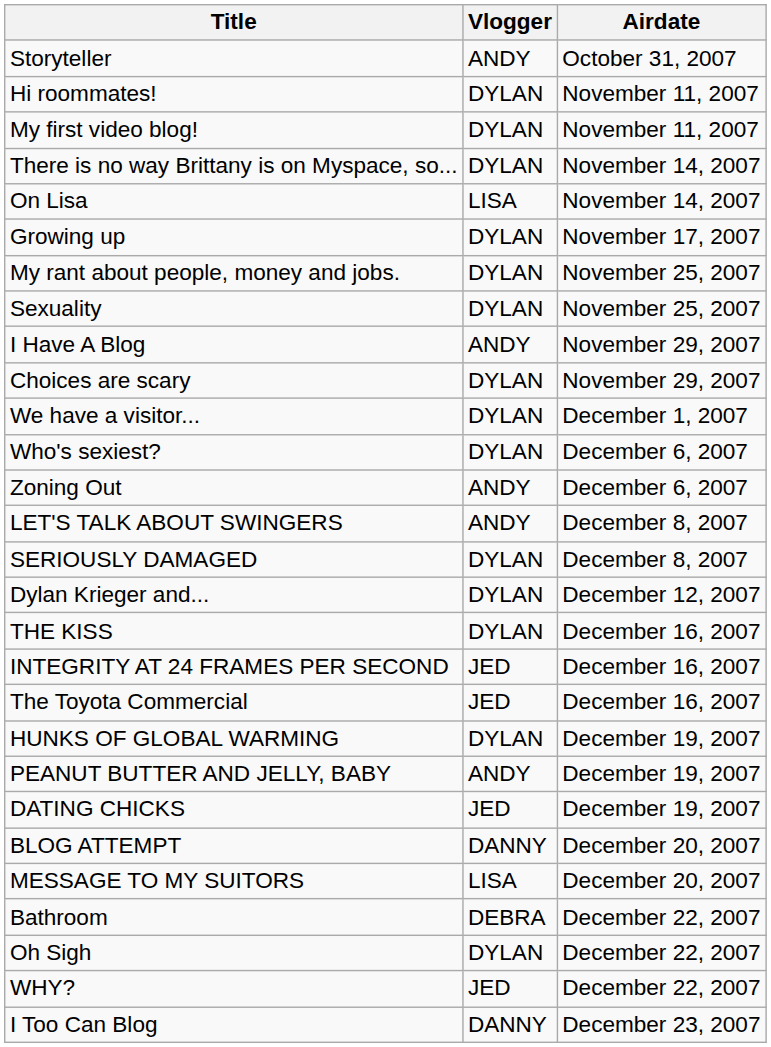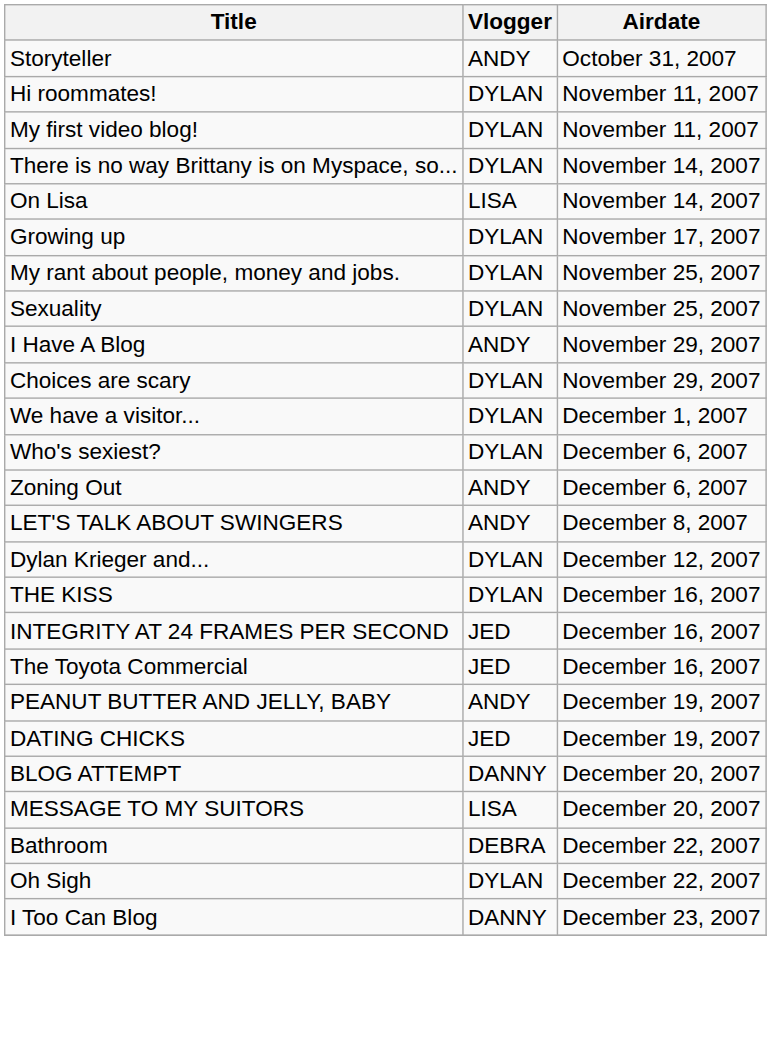- row: (134, 559)
- row: (175, 737)
- row: (42, 988)
